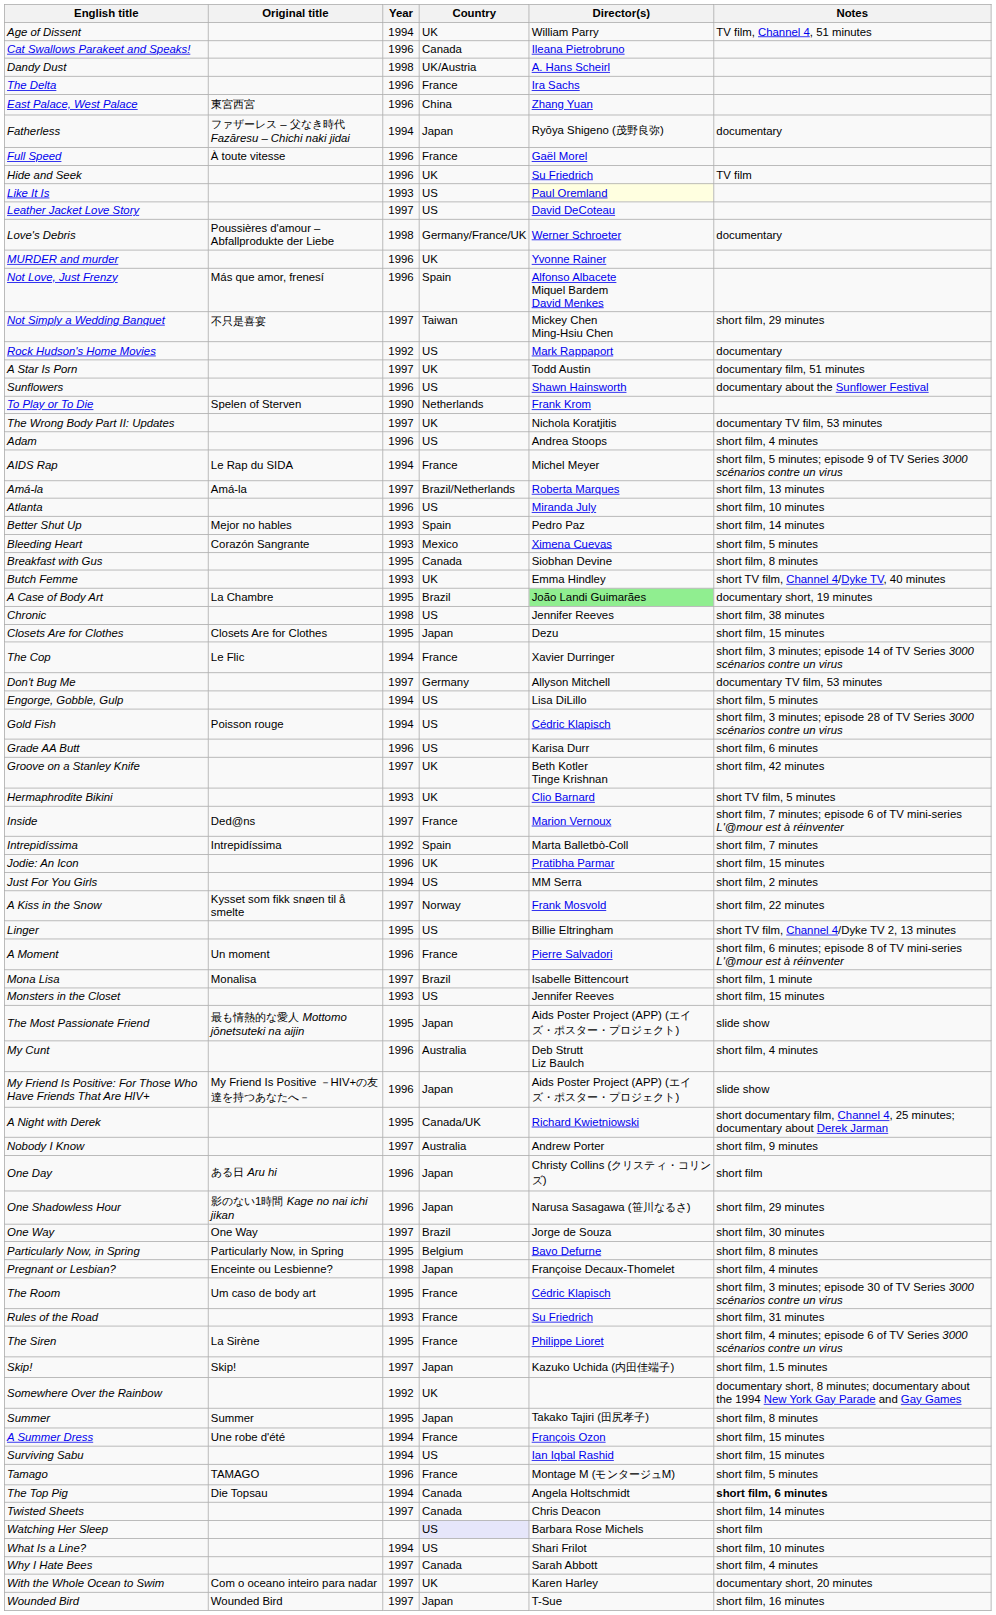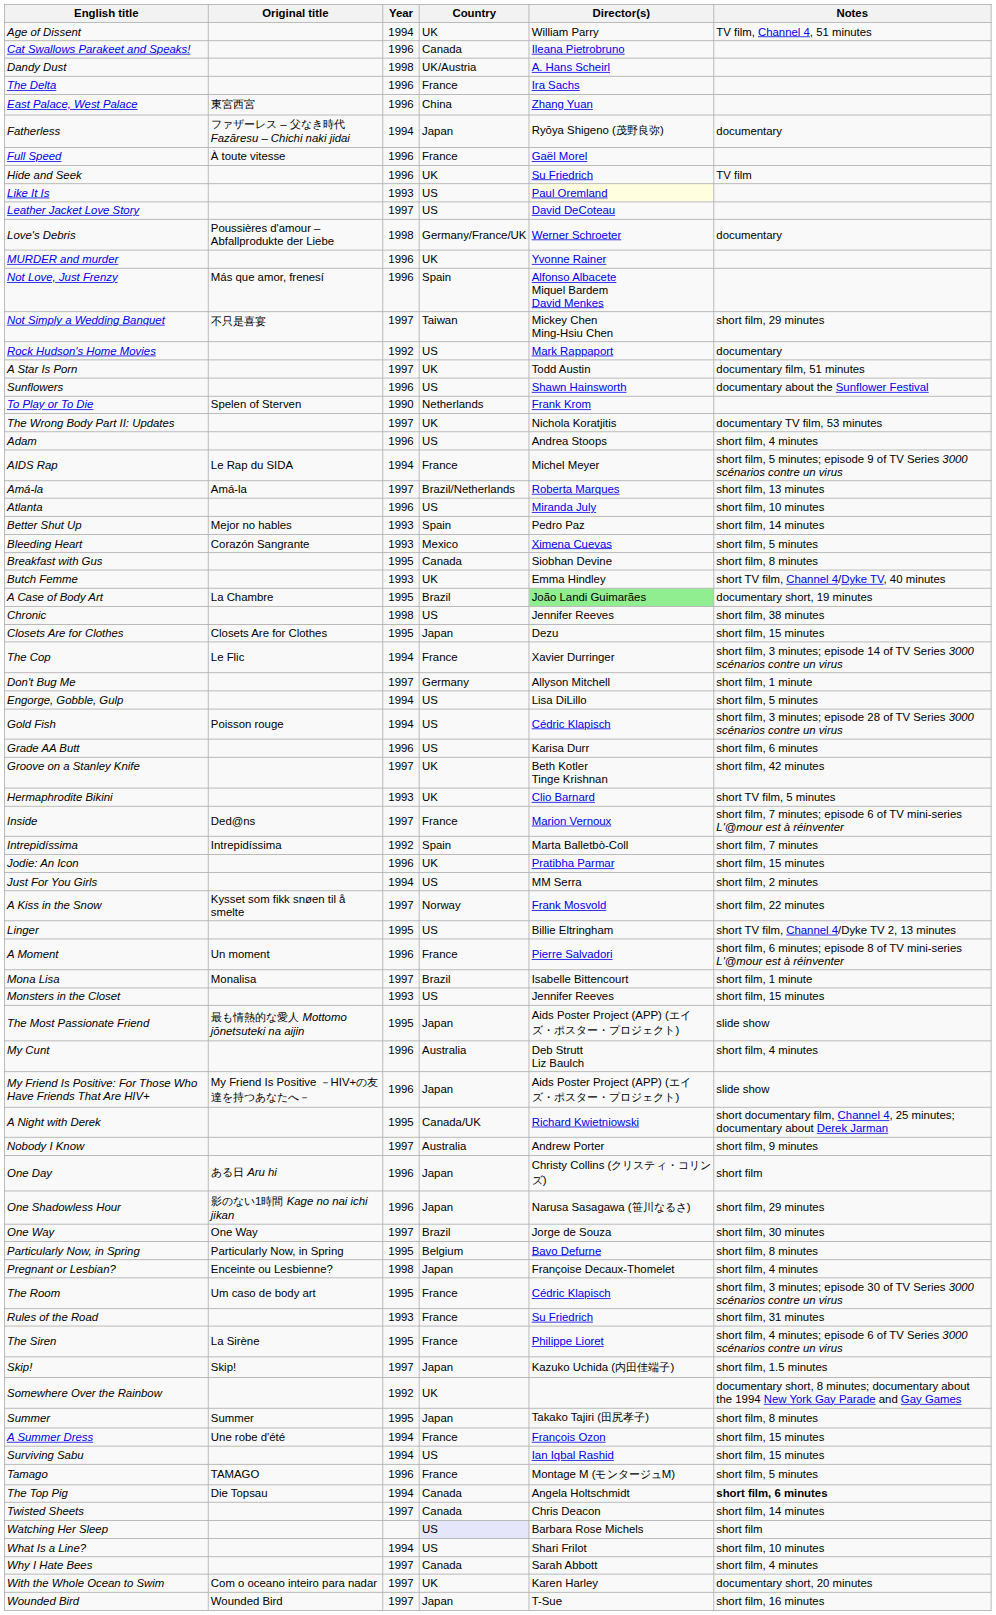(799, 682) documentary TV film, 53 minutes -> (764, 682) short film, 1 minute
